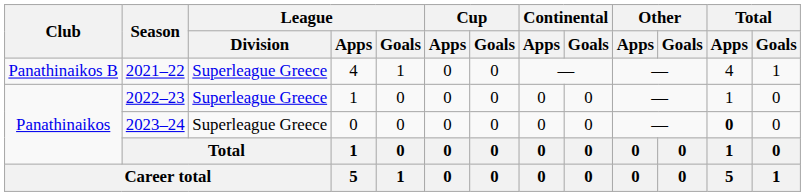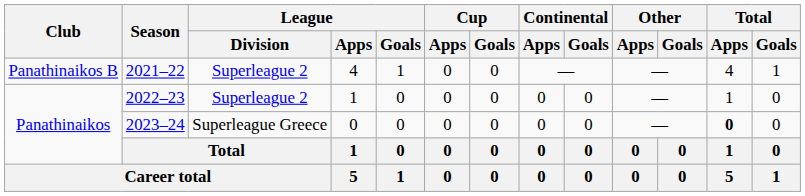(260, 71) Superleague Greece -> (260, 71) Superleague 2
(260, 97) Superleague Greece -> (260, 97) Superleague 2
